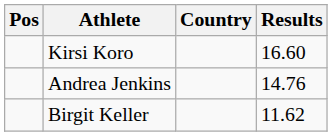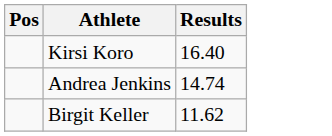- column: (216, 20)
(283, 51) 16.60 -> (202, 51) 16.40
(283, 83) 14.76 -> (202, 83) 14.74
